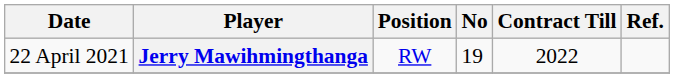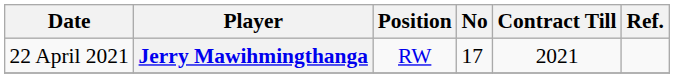(472, 55) 19 -> (472, 55) 17
(557, 55) 2022 -> (557, 55) 2021
